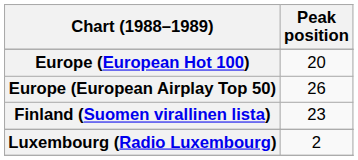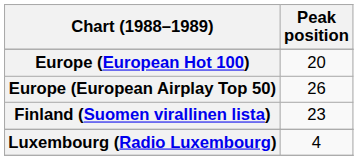(316, 141) 2 -> (316, 141) 4
